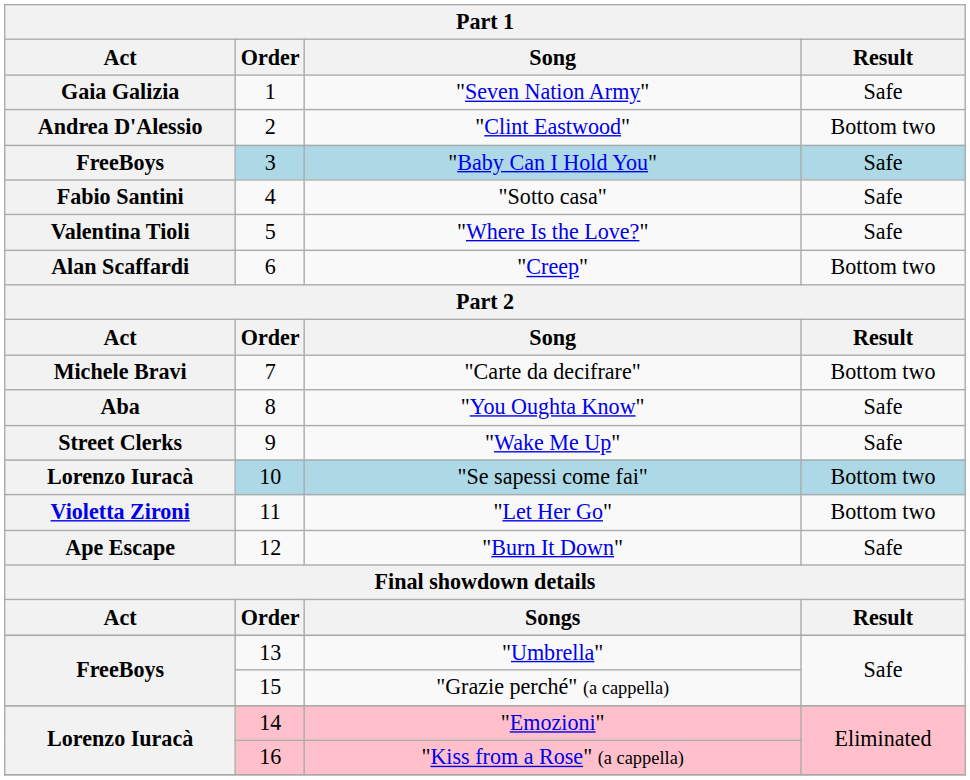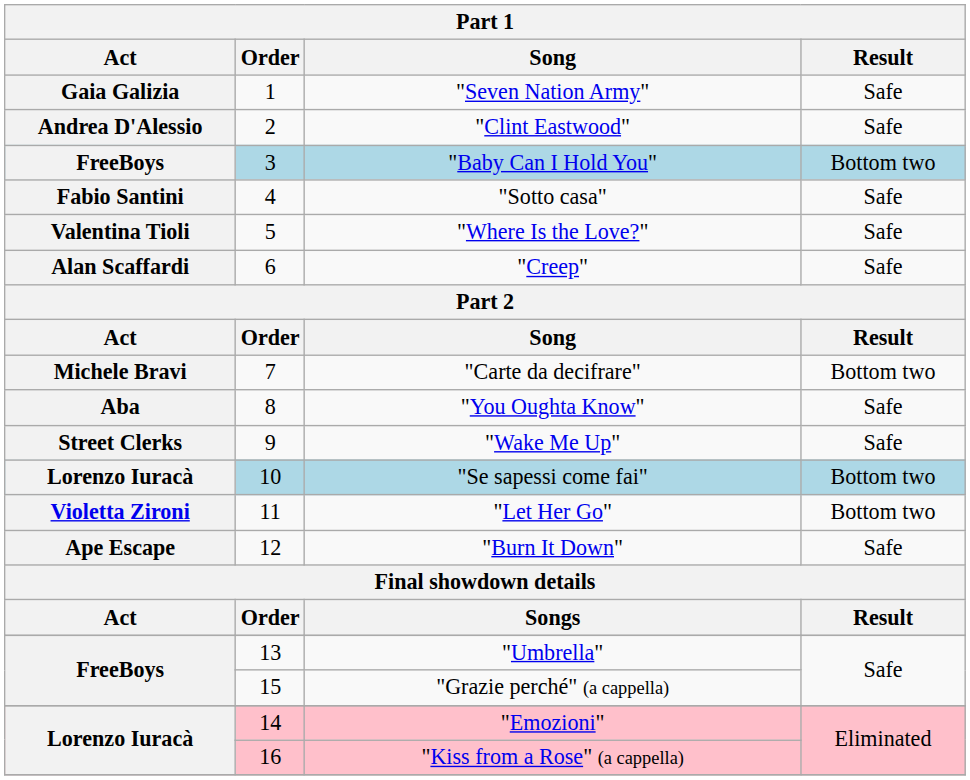(883, 127) Bottom two -> (883, 127) Safe
(883, 162) Safe -> (883, 162) Bottom two
(883, 267) Bottom two -> (883, 267) Safe
